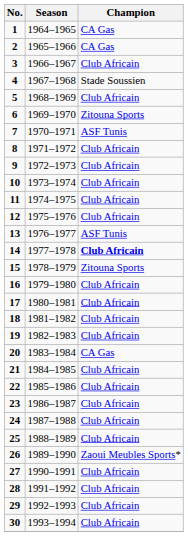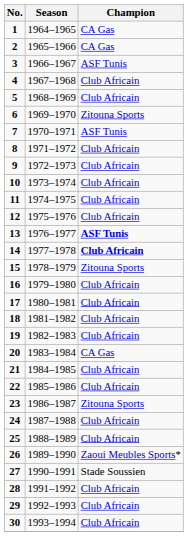(110, 64) Club Africain -> (104, 64) ASF Tunis
(113, 81) Stade Soussien -> (110, 81) Club Africain
(104, 234) normal -> (105, 234) bold
(110, 404) Club Africain -> (112, 404) Zitouna Sports
(110, 472) Club Africain -> (113, 472) Stade Soussien
